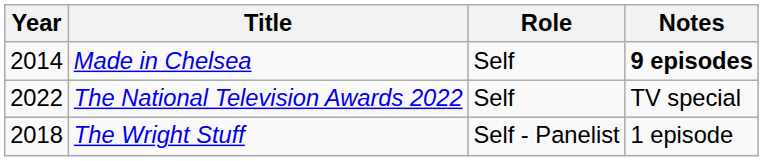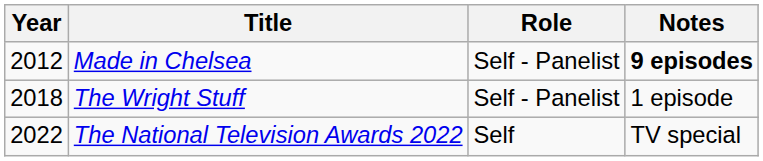(37, 60) 2014 -> (37, 60) 2012
(494, 60) Self -> (547, 60) Self - Panelist
rows swapped: (159, 135) <-> (268, 98)
